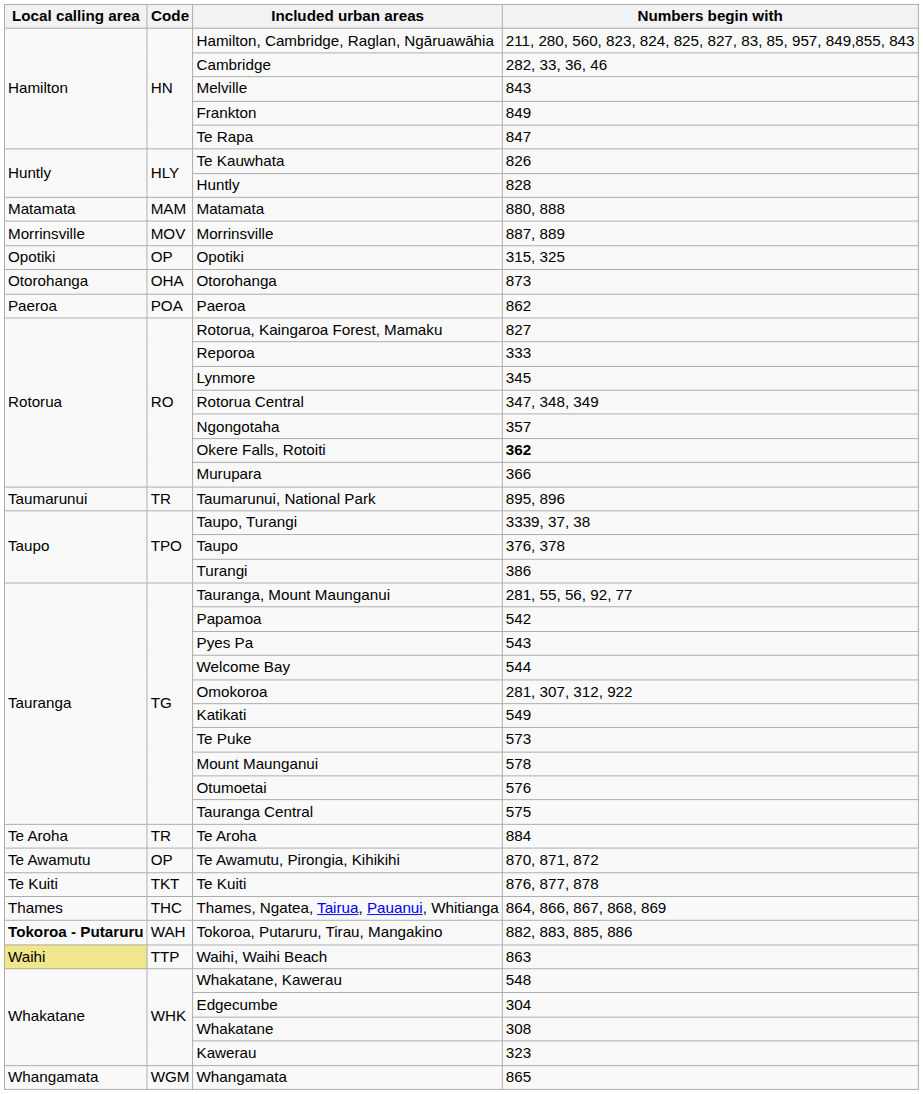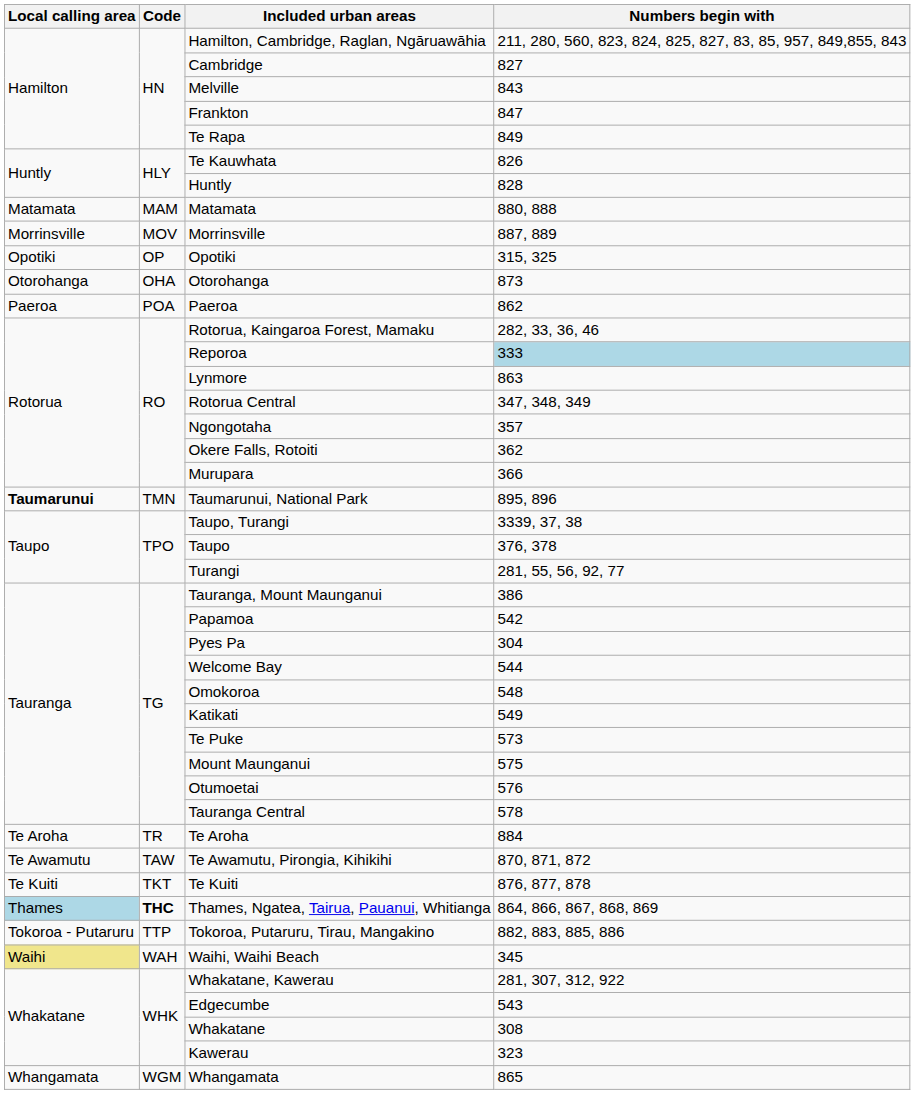(556, 64) 282, 33, 36, 46 -> (510, 64) 827
(518, 112) 849 -> (510, 112) 847
(518, 137) 847 -> (510, 137) 849
(518, 329) 827 -> (548, 329) 282, 33, 36, 46
(518, 354) no background -> (510, 354) lightblue background
(518, 378) 345 -> (510, 378) 863
(518, 450) bold -> (510, 450) normal
(48, 498) normal -> (51, 498) bold
(161, 498) TR -> (159, 498) TMN
(518, 570) 386 -> (561, 570) 281, 55, 56, 92, 77
(569, 595) 281, 55, 56, 92, 77 -> (510, 595) 386
(518, 643) 543 -> (510, 643) 304
(569, 691) 281, 307, 312, 922 -> (510, 691) 548
(518, 763) 578 -> (510, 763) 575
(518, 812) 575 -> (510, 812) 578
(162, 860) OP -> (159, 860) TAW
(35, 908) no background -> (35, 908) lightblue background
(166, 908) normal -> (158, 908) bold
(76, 932) bold -> (71, 932) normal
(168, 932) WAH -> (157, 932) TTP
(165, 956) TTP -> (160, 956) WAH
(518, 956) 863 -> (510, 956) 345
(518, 980) 548 -> (561, 980) 281, 307, 312, 922
(518, 1004) 304 -> (510, 1004) 543
